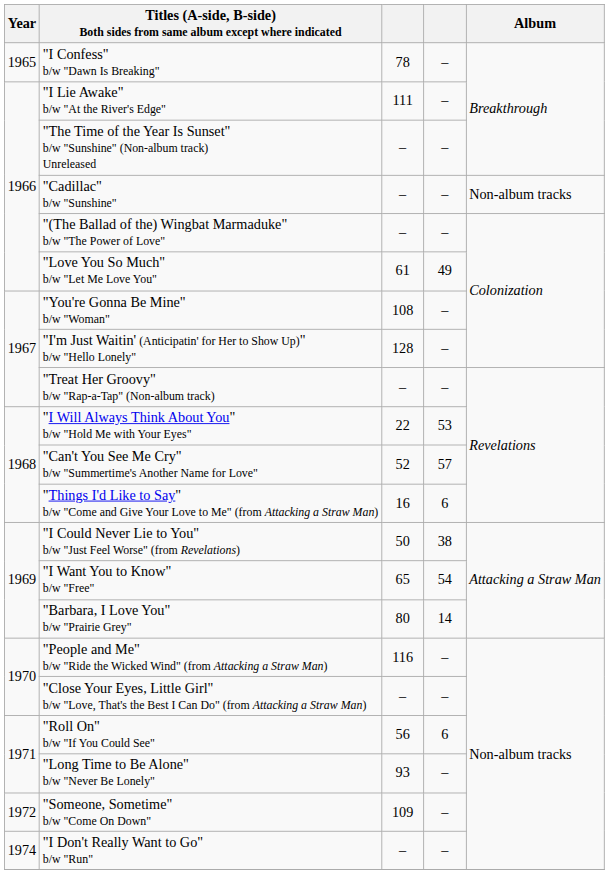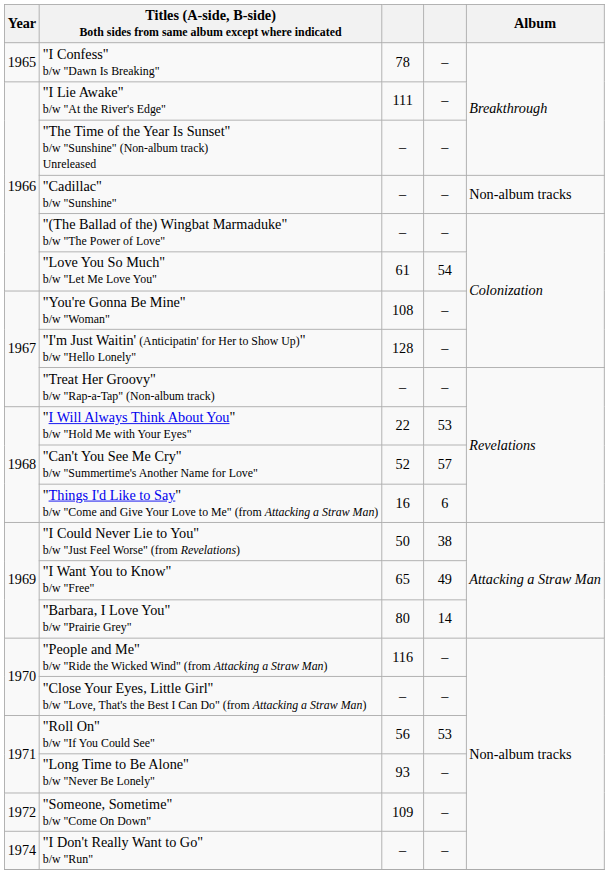(445, 271) 49 -> (445, 271) 54
(445, 580) 54 -> (445, 580) 49
(445, 734) 6 -> (445, 734) 53
